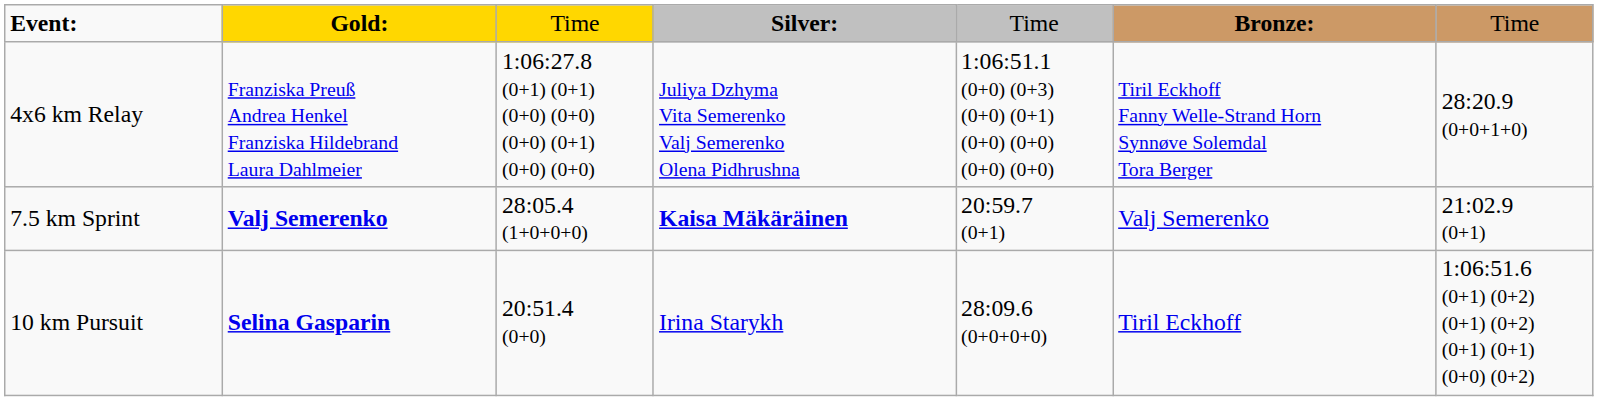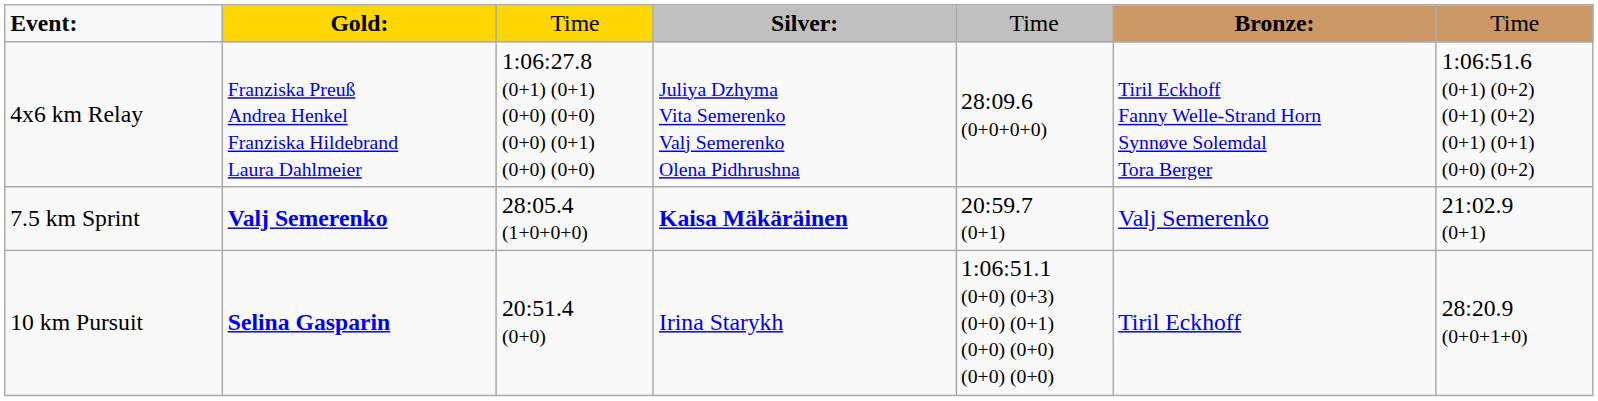(1008, 114) 1:06:51.1 (0+0) (0+3) (0+0) (0+1) (0+0) (0+0) (0+0) (0+0) -> (1004, 114) 28:09.6 (0+0+0+0)
(1485, 114) 28:20.9 (0+0+1+0) -> (1488, 114) 1:06:51.6 (0+1) (0+2) (0+1) (0+2) (0+1) (0+1) (0+0) (0+2)
(1004, 322) 28:09.6 (0+0+0+0) -> (1008, 322) 1:06:51.1 (0+0) (0+3) (0+0) (0+1) (0+0) (0+0) (0+0) (0+0)
(1488, 322) 1:06:51.6 (0+1) (0+2) (0+1) (0+2) (0+1) (0+1) (0+0) (0+2) -> (1485, 322) 28:20.9 (0+0+1+0)
